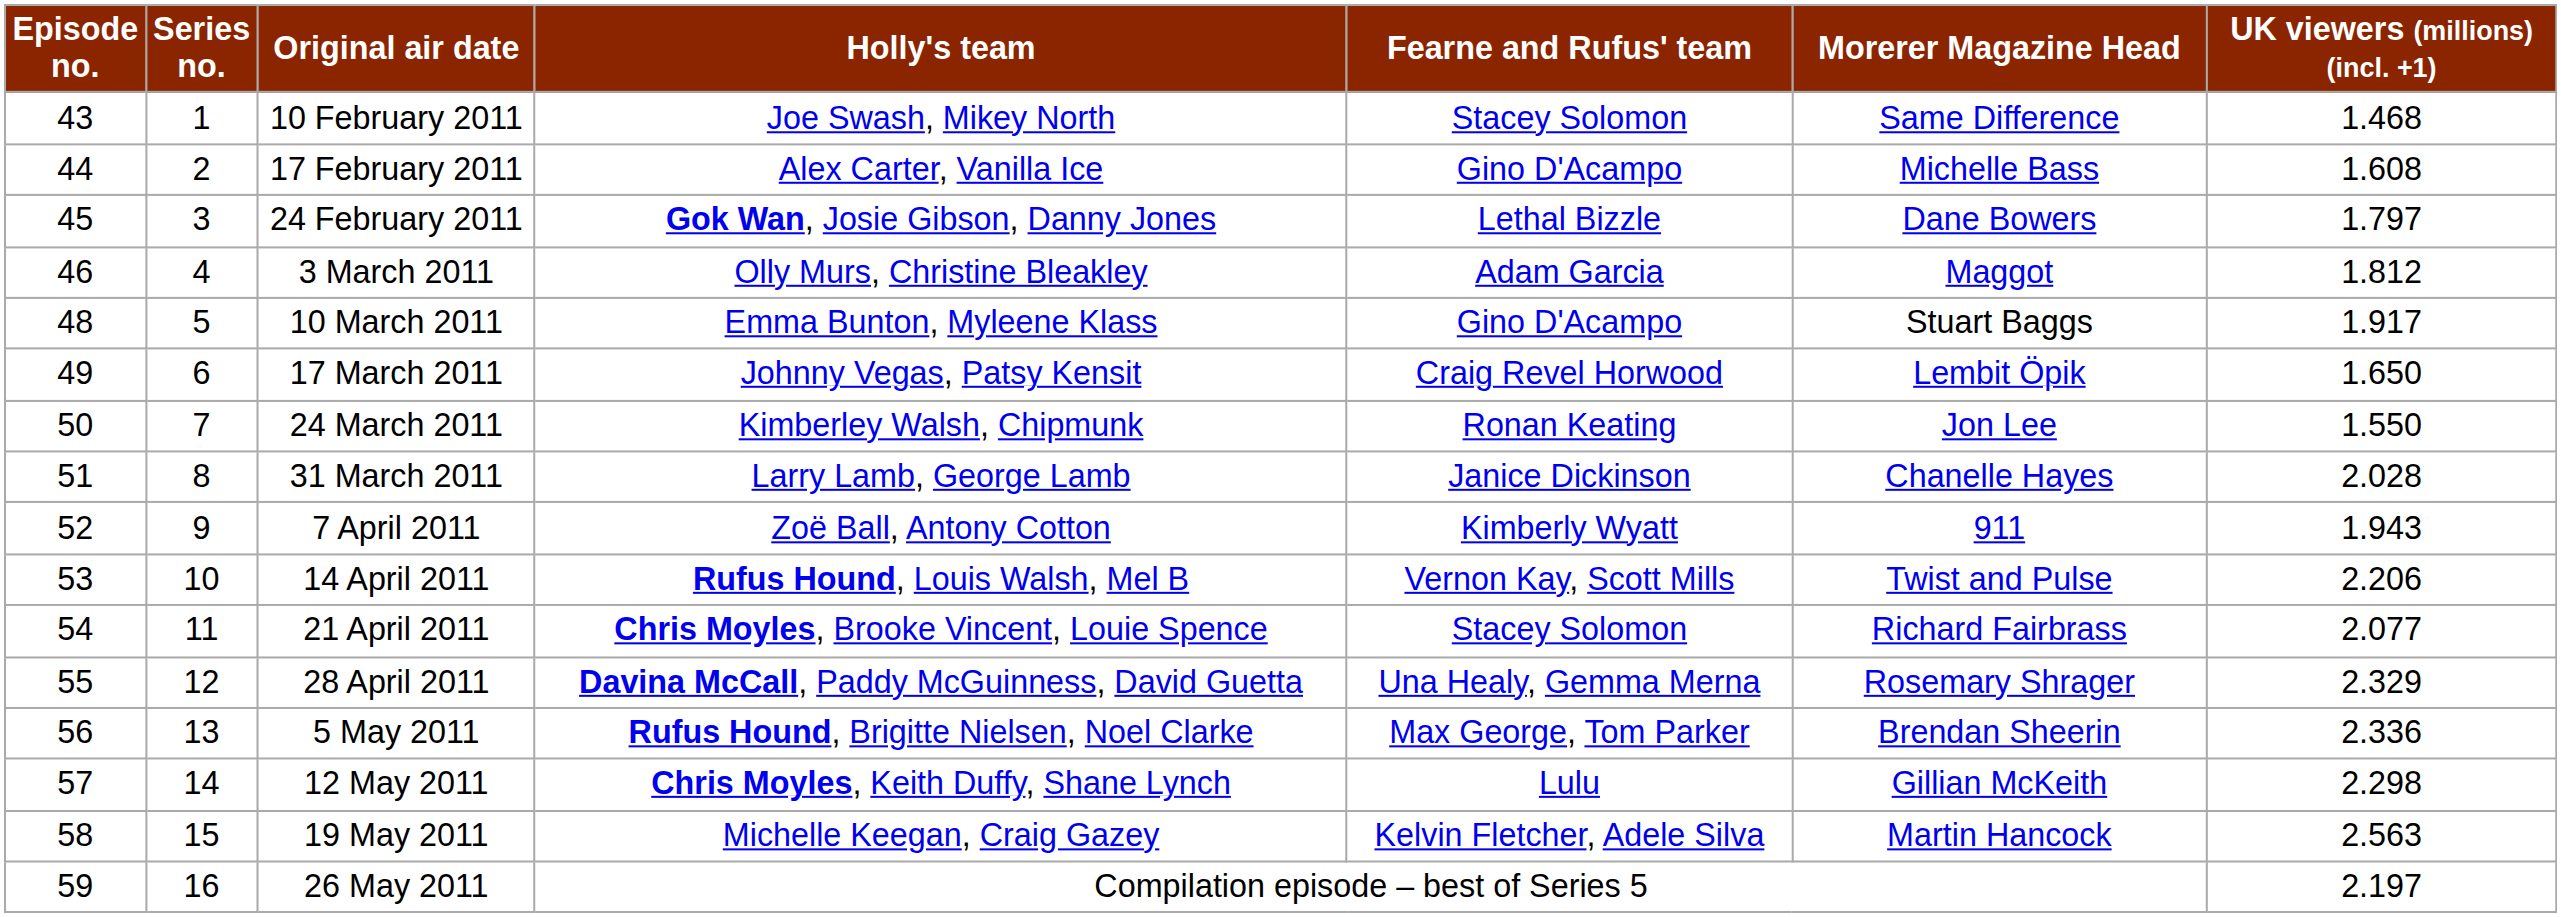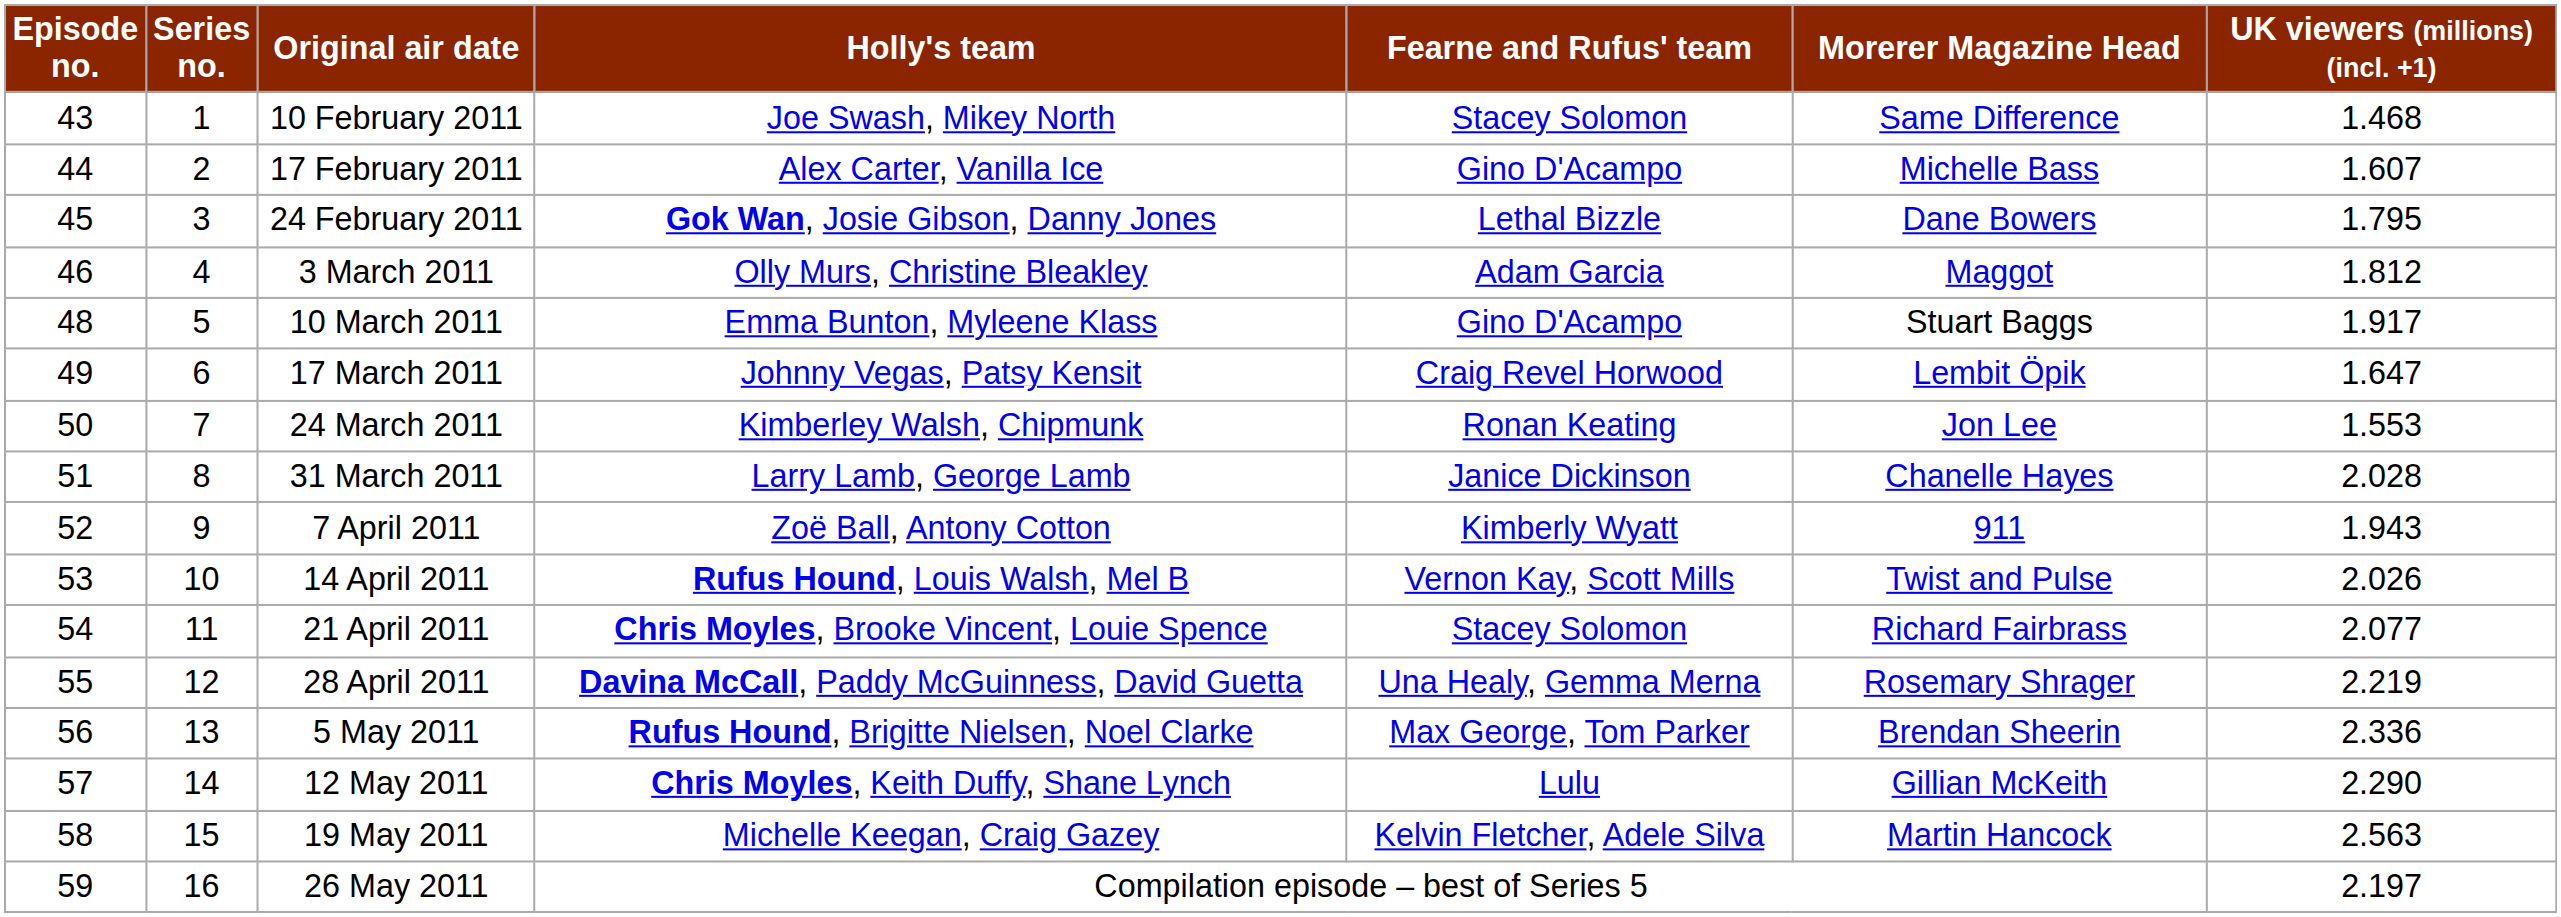(2382, 169) 1.608 -> (2382, 169) 1.607
(2382, 220) 1.797 -> (2382, 220) 1.795
(2382, 374) 1.650 -> (2382, 374) 1.647
(2382, 425) 1.550 -> (2382, 425) 1.553
(2382, 579) 2.206 -> (2382, 579) 2.026
(2382, 681) 2.329 -> (2382, 681) 2.219
(2382, 784) 2.298 -> (2382, 784) 2.290
